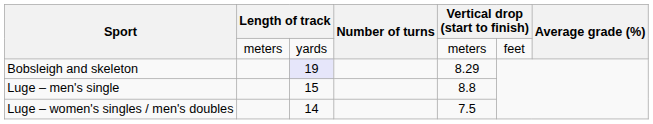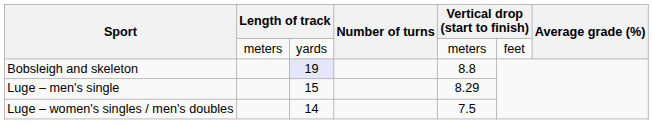(467, 68) 8.29 -> (467, 68) 8.8
(467, 88) 8.8 -> (467, 88) 8.29
